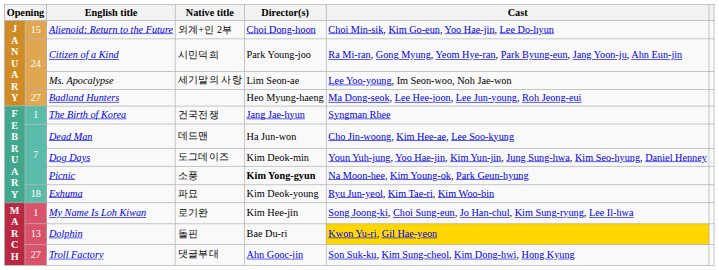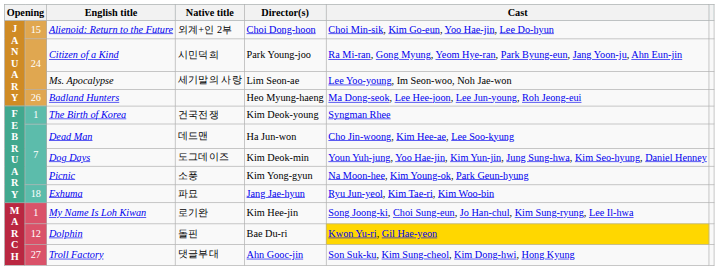(36, 97) 27 -> (36, 97) 26
(276, 115) Jang Jae-hyun -> (283, 115) Kim Deok-young
(281, 175) bold -> (280, 175) normal
(283, 193) Kim Deok-young -> (276, 193) Jang Jae-hyun
(36, 234) 13 -> (36, 234) 12
